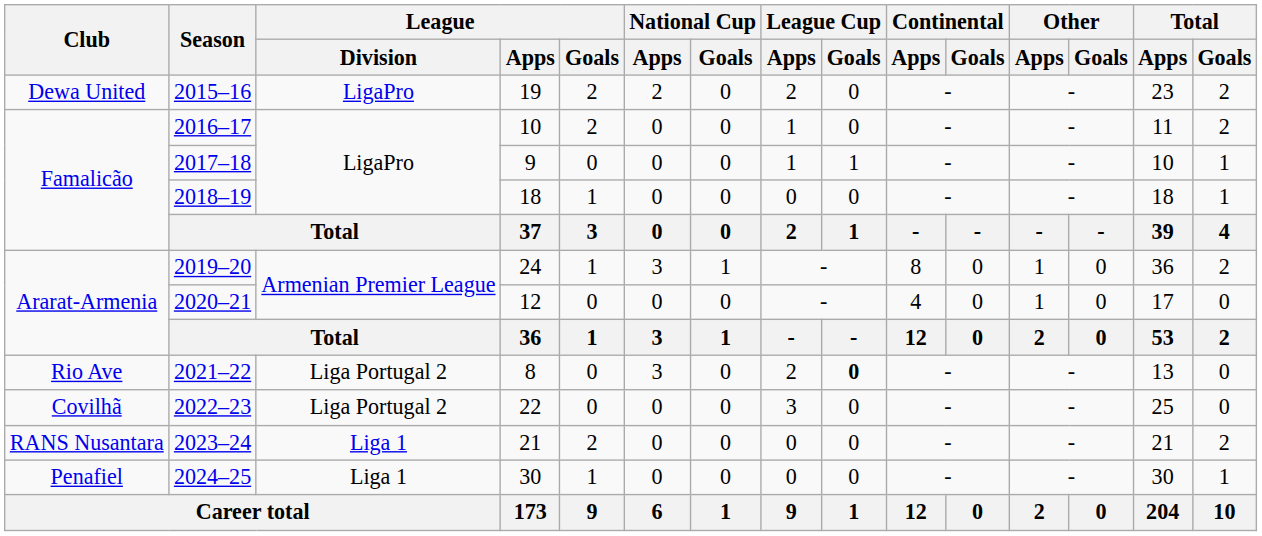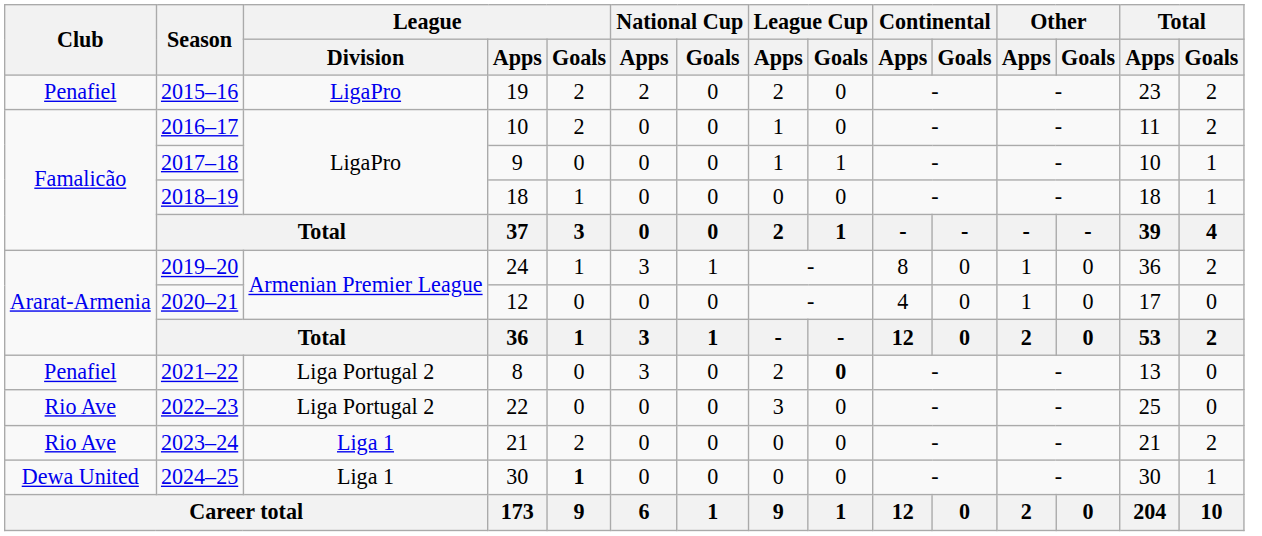(87, 92) Dewa United -> (80, 92) Penafiel
(87, 372) Rio Ave -> (80, 372) Penafiel
(87, 407) Covilhã -> (80, 407) Rio Ave
(87, 442) RANS Nusantara -> (80, 442) Rio Ave
(87, 477) Penafiel -> (80, 477) Dewa United
(592, 477) normal -> (579, 477) bold
